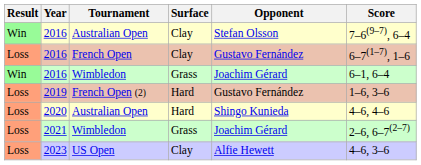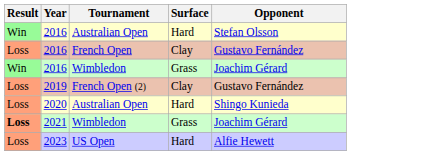- column: (381, 13)
(182, 33) Clay -> (182, 31) Hard
(182, 92) Hard -> (182, 86) Clay
(18, 131) normal -> (18, 123) bold
(182, 150) Clay -> (182, 141) Hard
